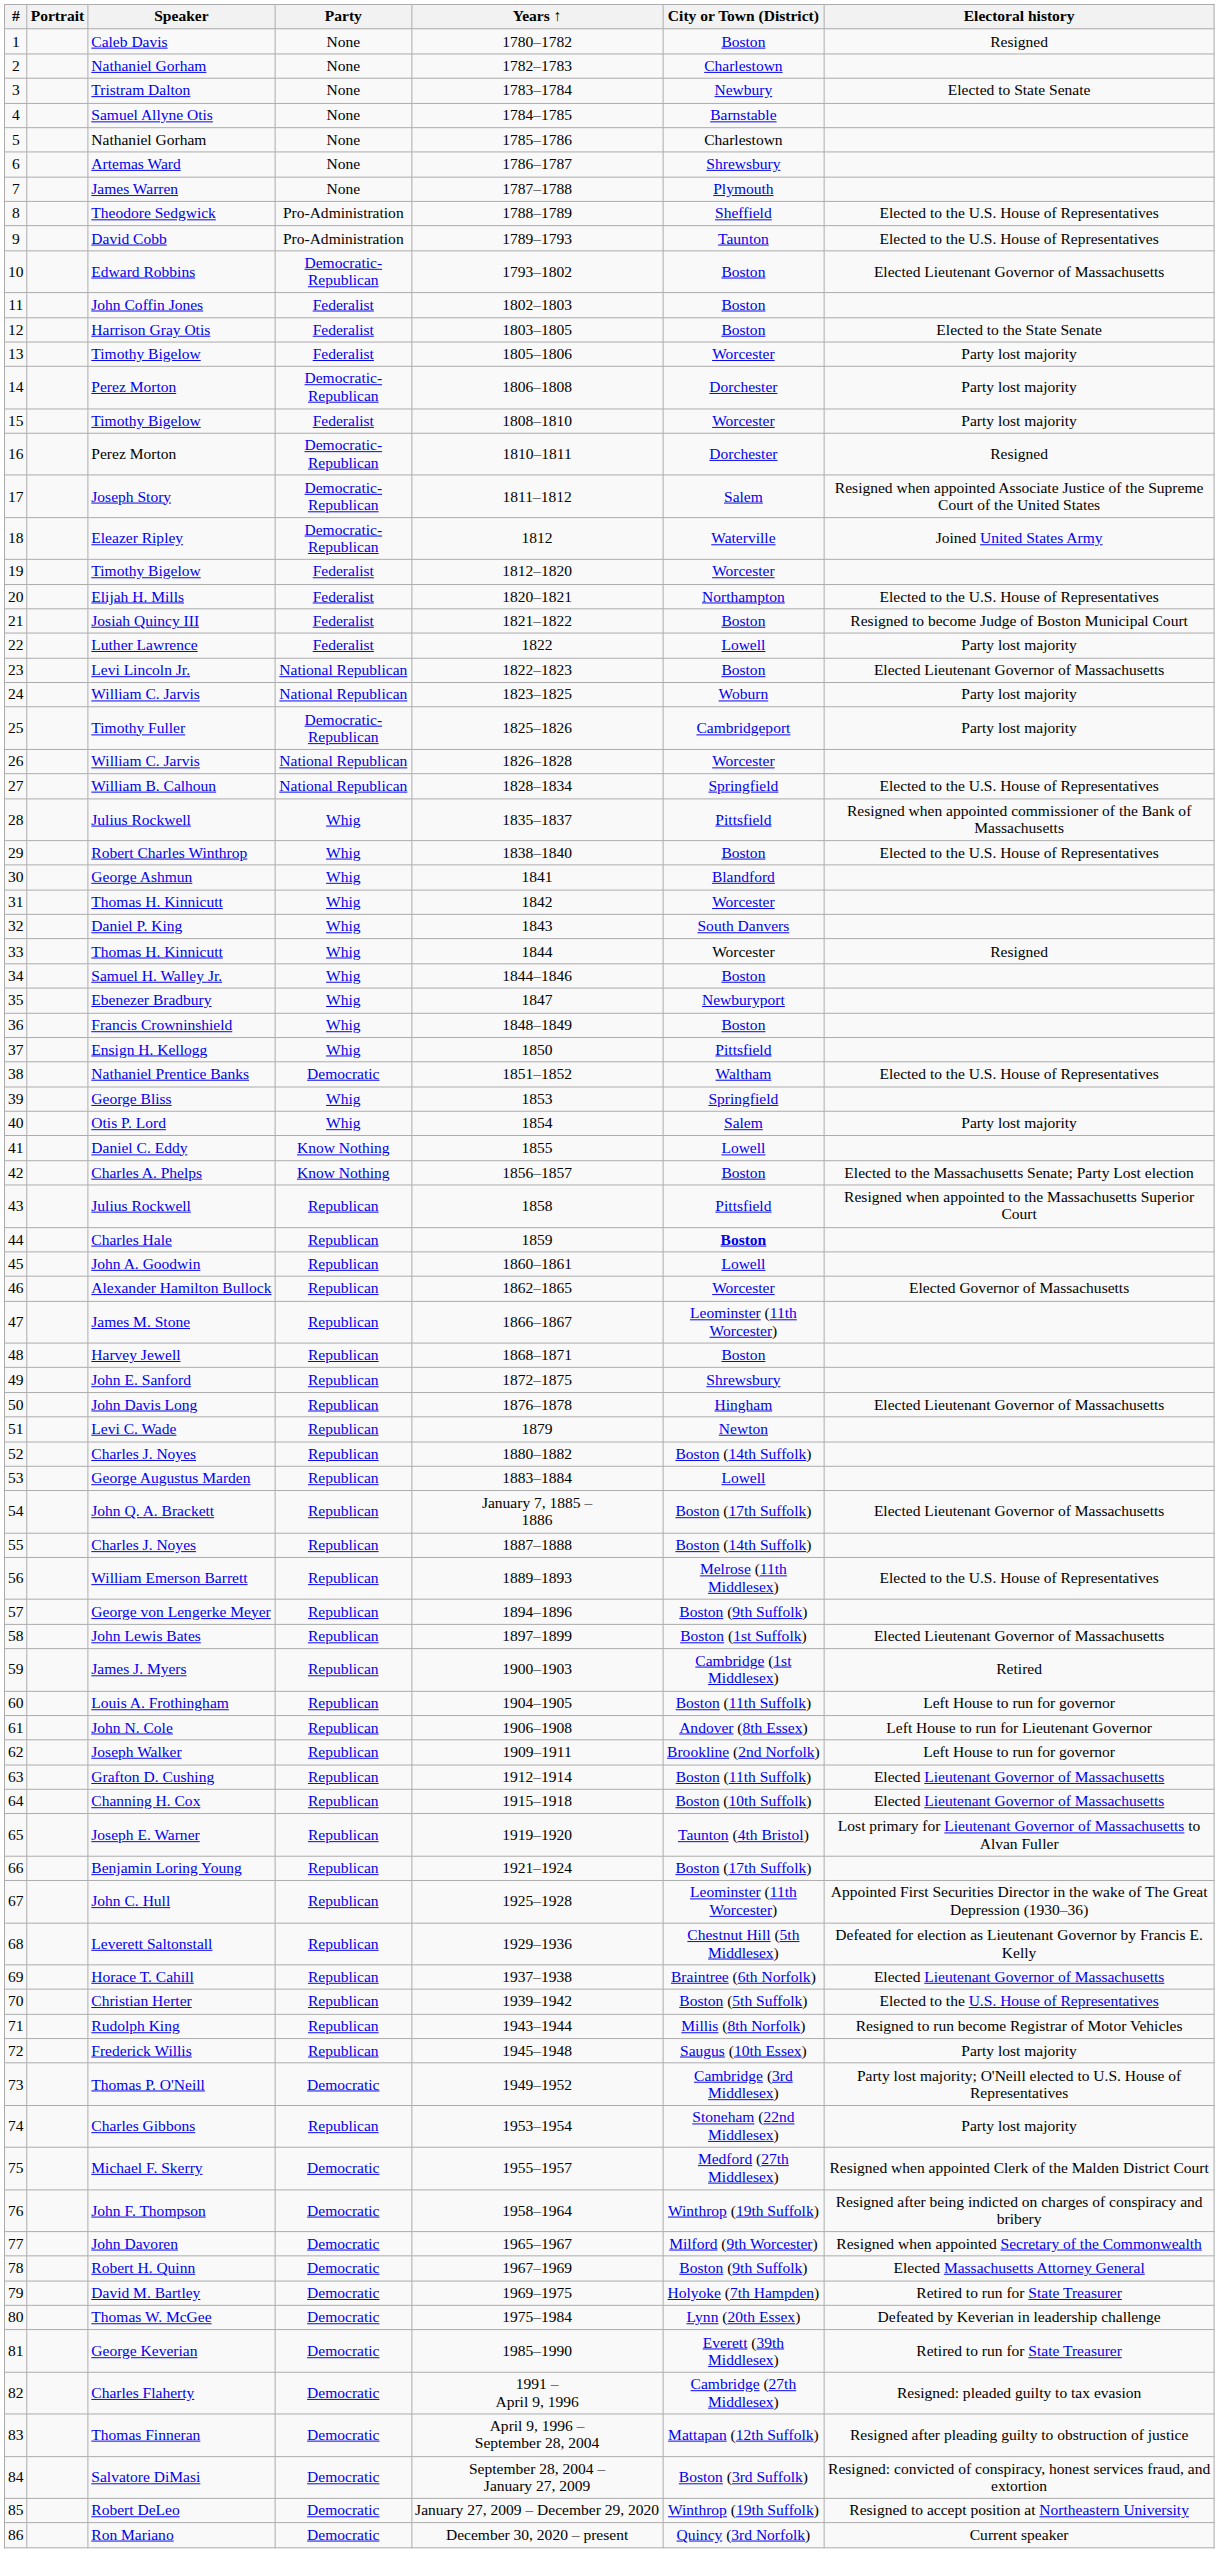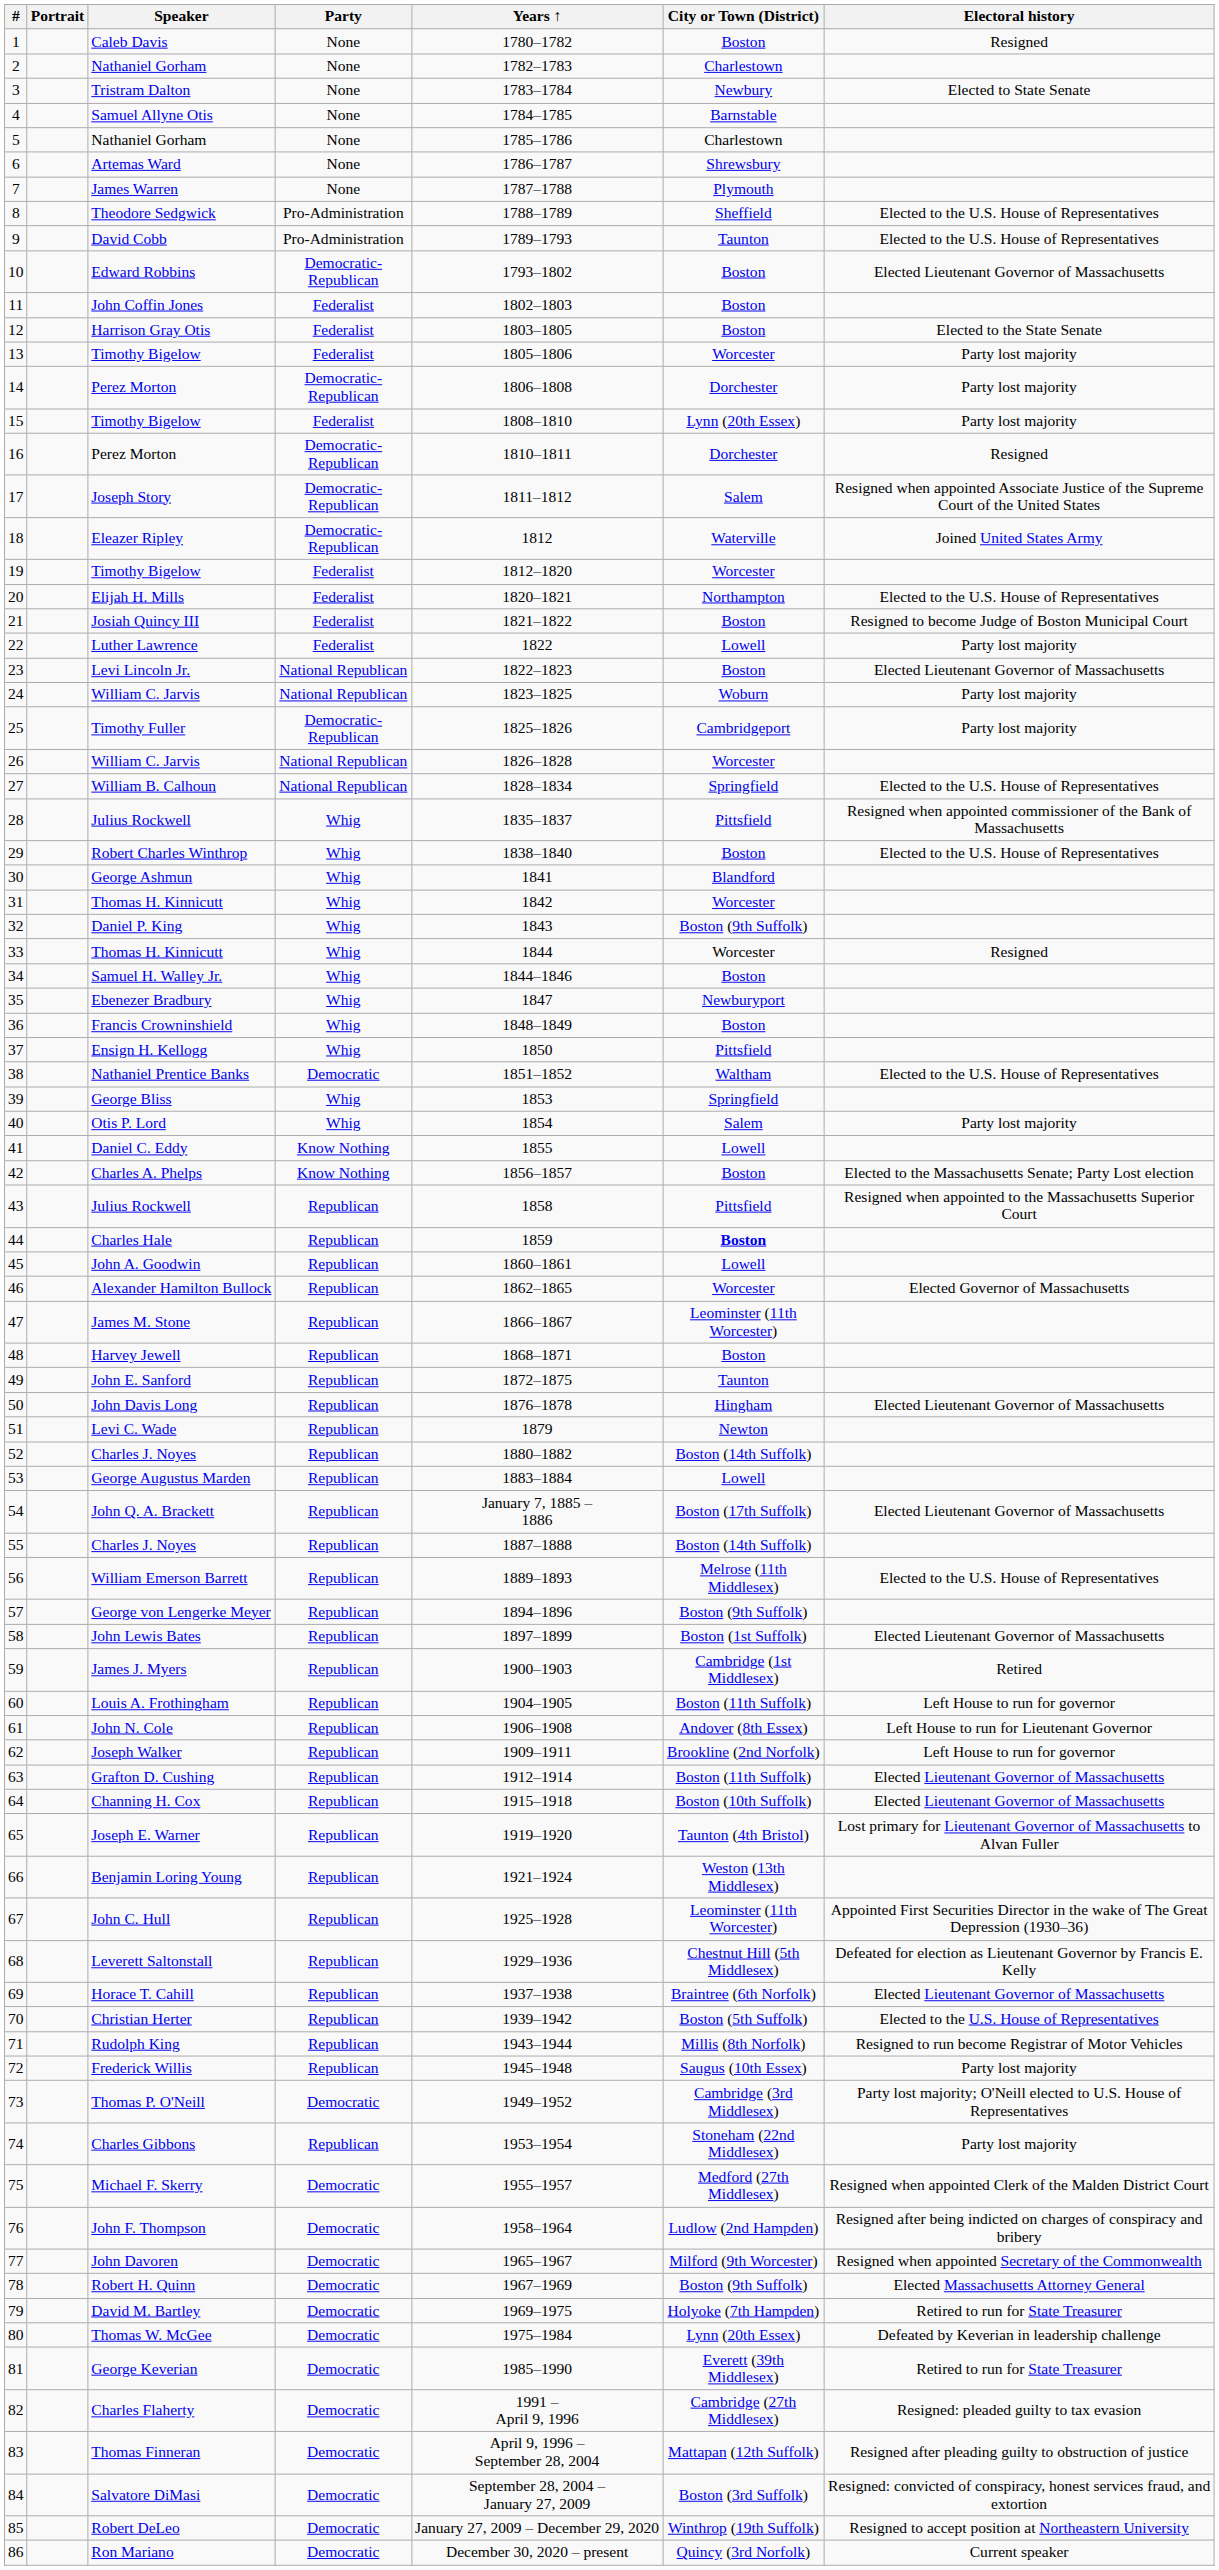(743, 420) Worcester -> (743, 420) Lynn (20th Essex)
(743, 926) South Danvers -> (743, 926) Boston (9th Suffolk)
(743, 1380) Shrewsbury -> (743, 1380) Taunton
(743, 1868) Boston (17th Suffolk) -> (743, 1877) Weston (13th Middlesex)
(743, 2210) Winthrop (19th Suffolk) -> (743, 2227) Ludlow (2nd Hampden)
